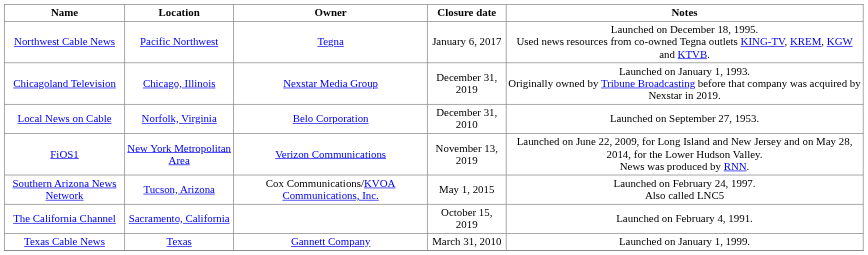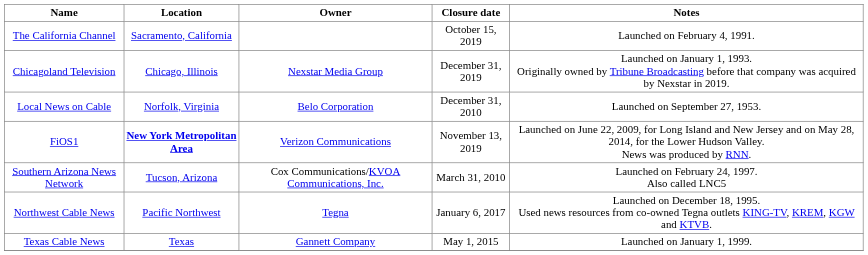rows swapped: (65, 219) <-> (65, 42)
(179, 154) normal -> (181, 142) bold
(467, 189) May 1, 2015 -> (471, 177) March 31, 2010
(467, 242) March 31, 2010 -> (471, 242) May 1, 2015
